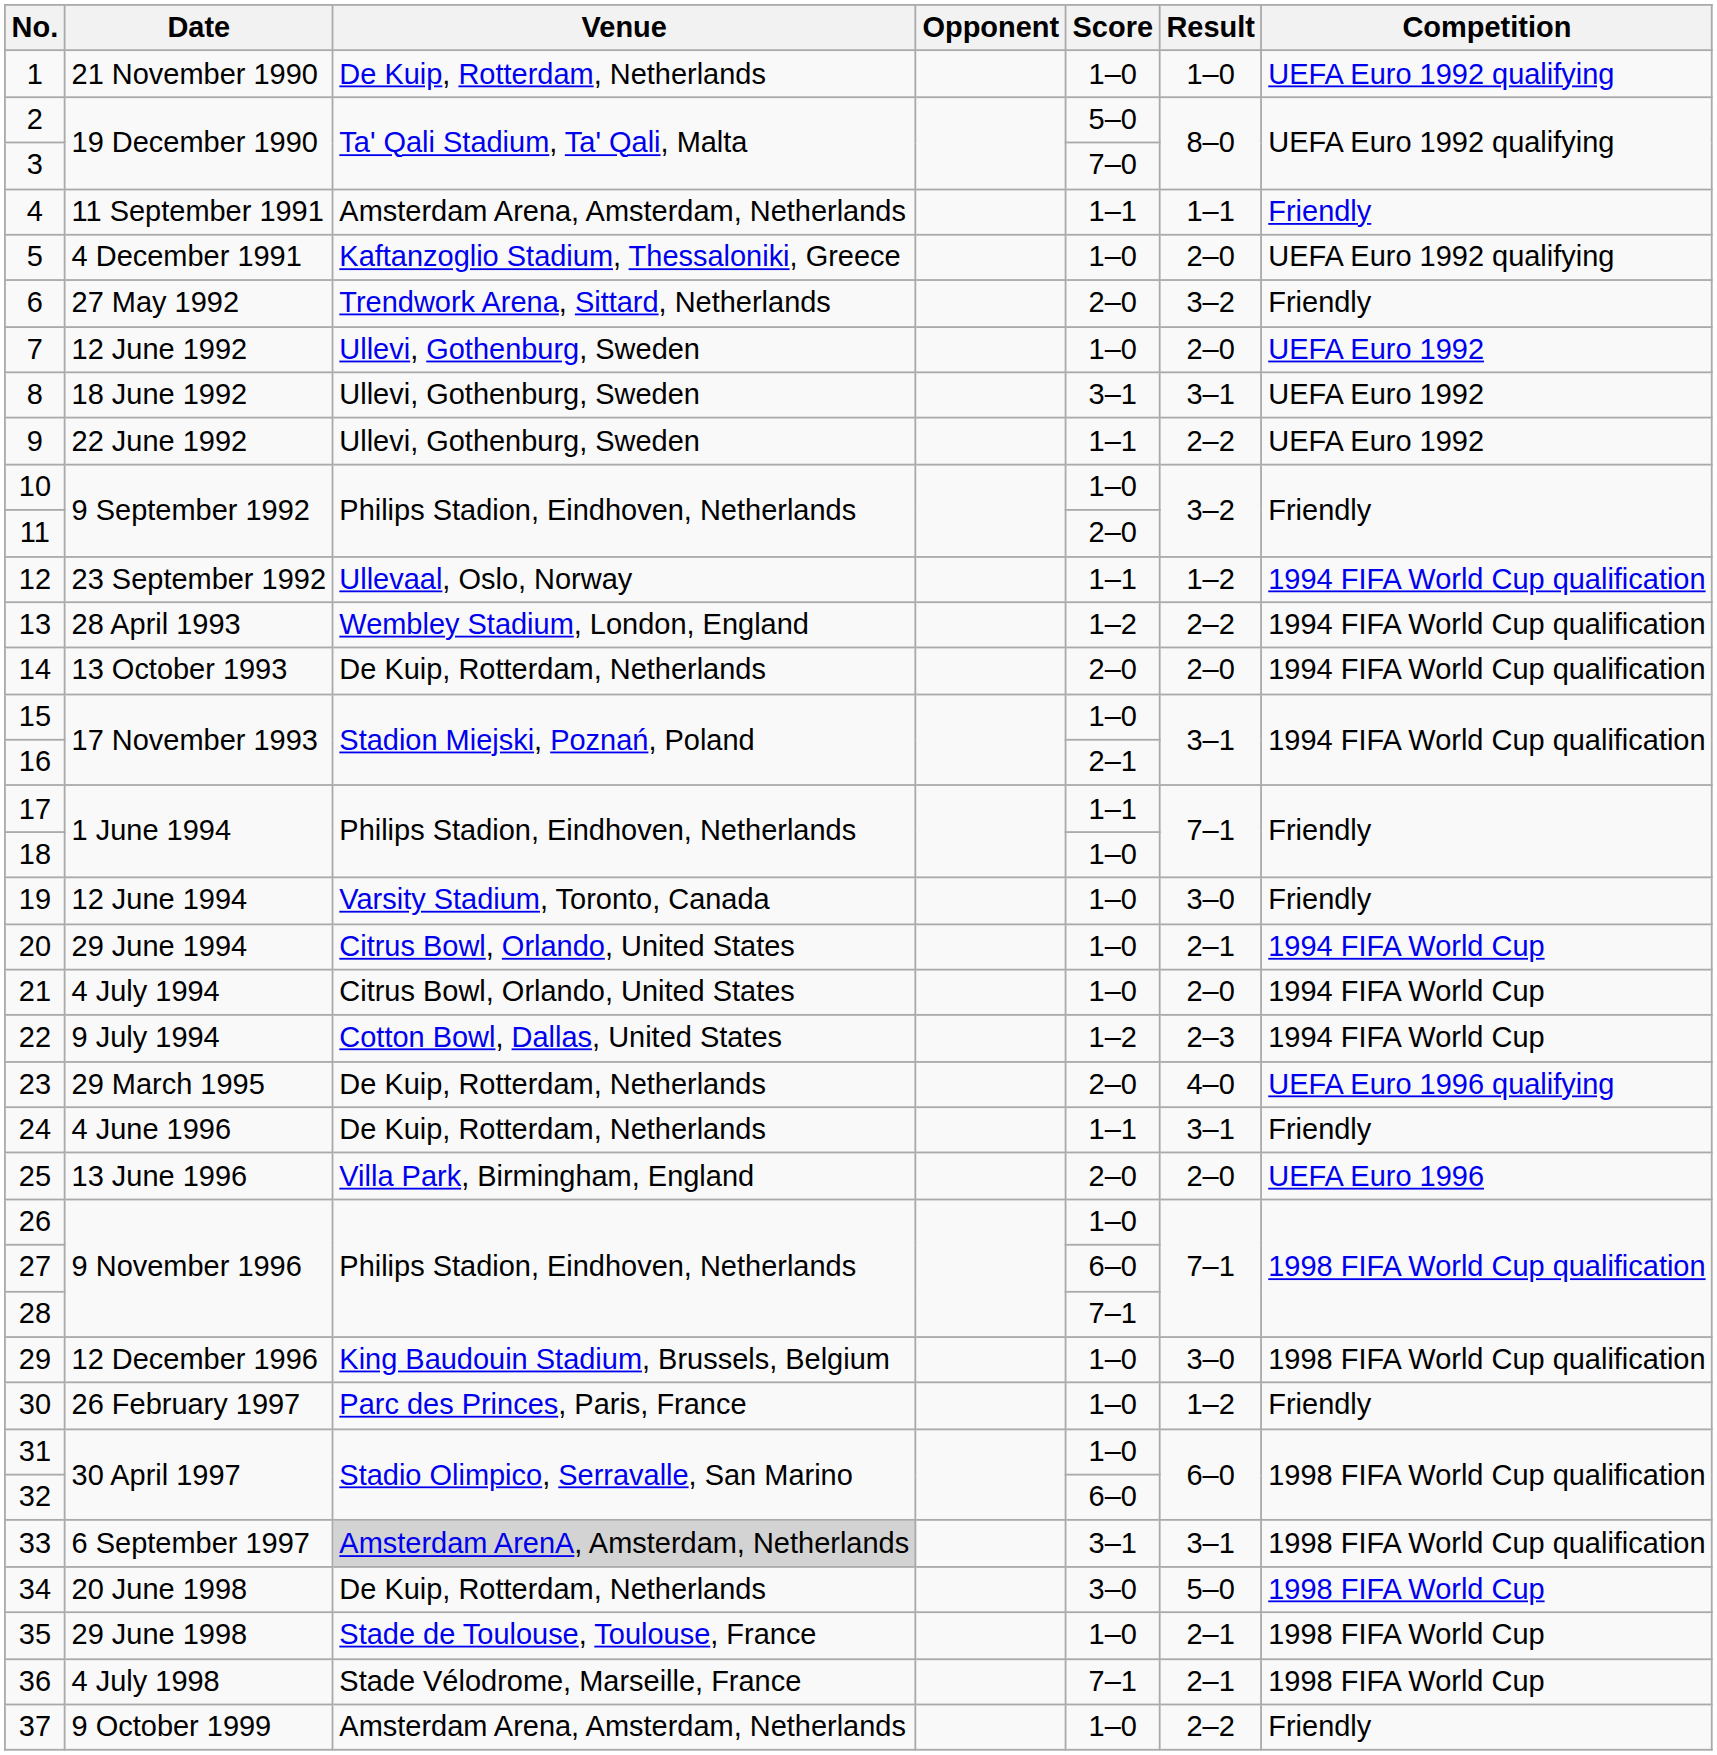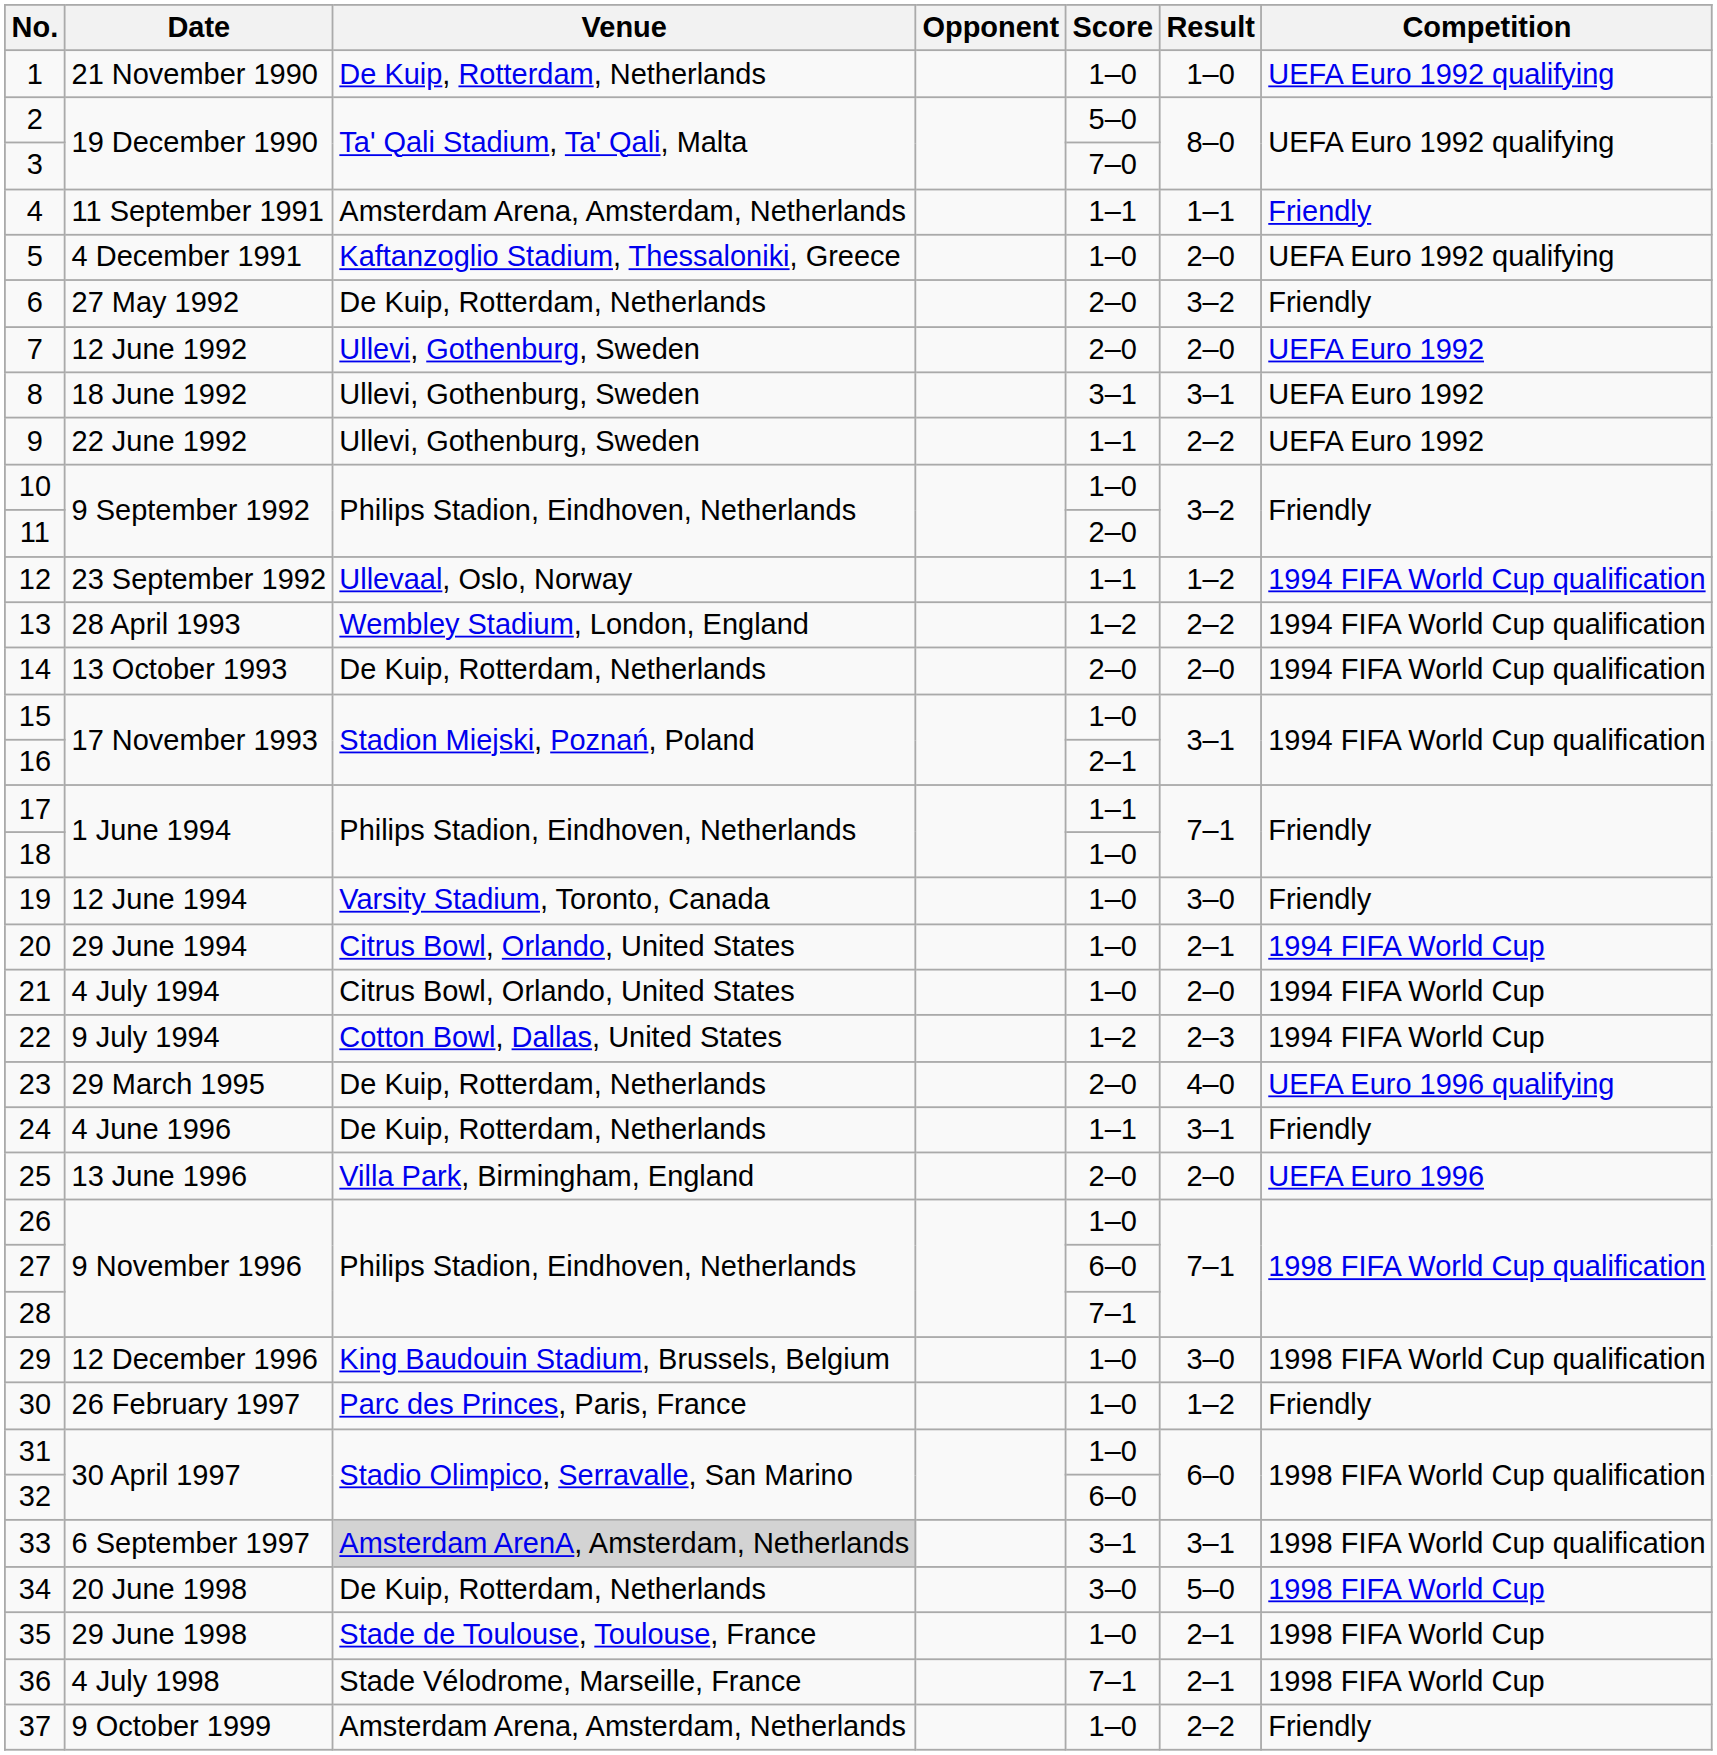(585, 303) Trendwork Arena, Sittard, Netherlands -> (553, 303) De Kuip, Rotterdam, Netherlands
(1113, 348) 1–0 -> (1113, 348) 2–0
